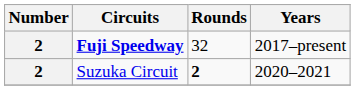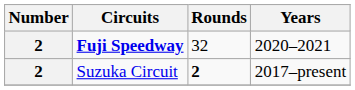(300, 44) 2017–present -> (293, 44) 2020–2021
(293, 71) 2020–2021 -> (300, 71) 2017–present
